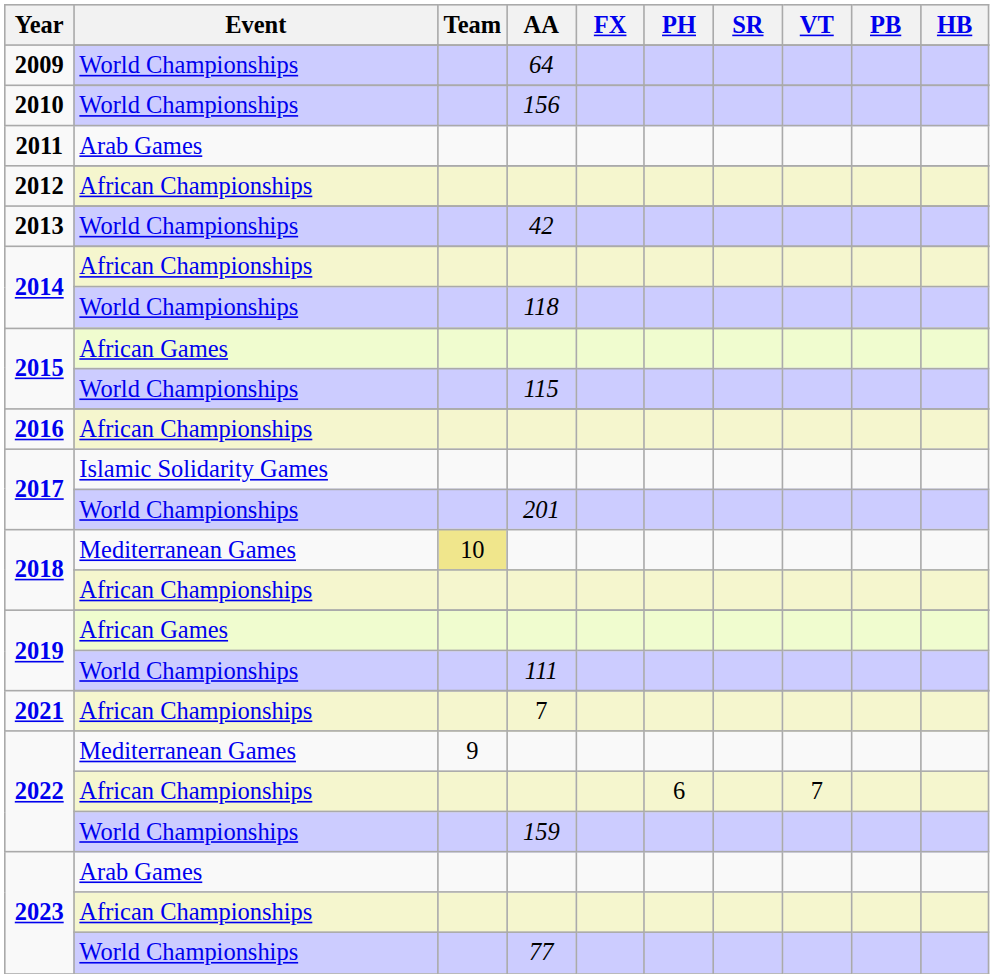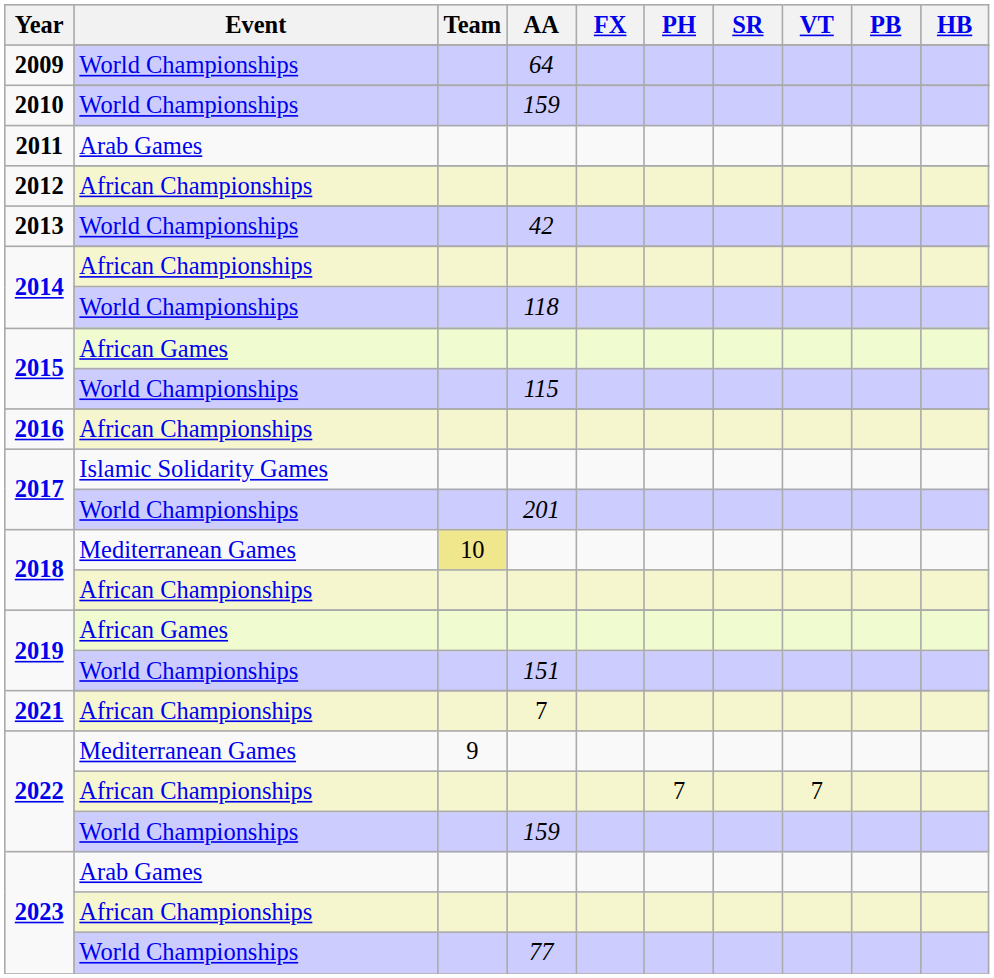(541, 105) 156 -> (541, 105) 159
(541, 670) 111 -> (541, 670) 151
(679, 791) 6 -> (679, 791) 7
